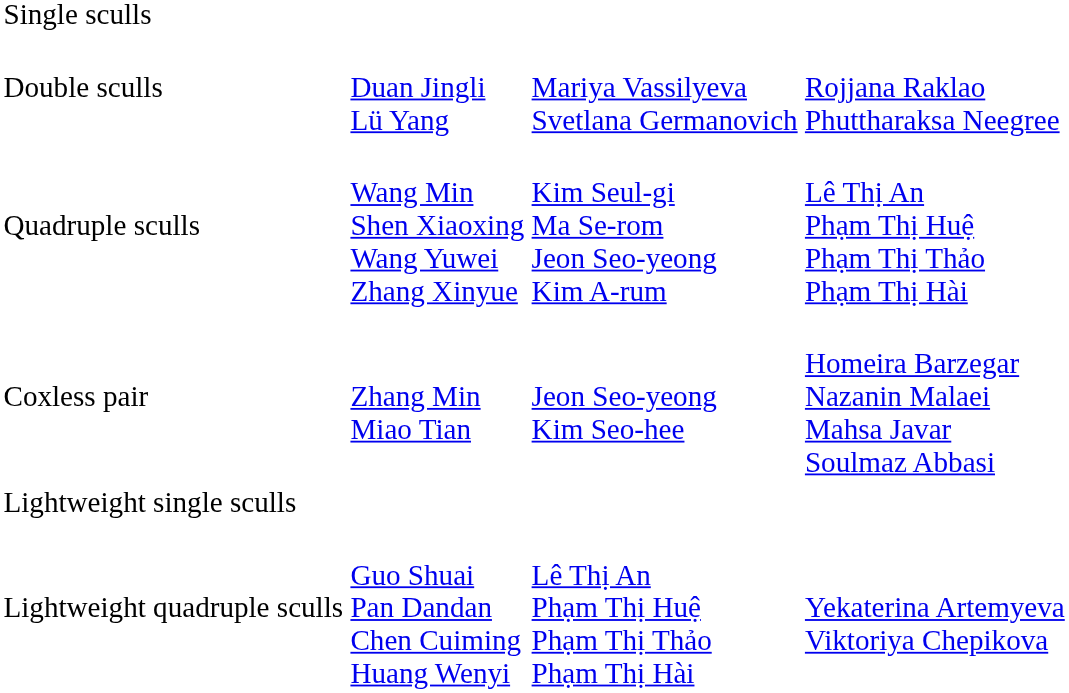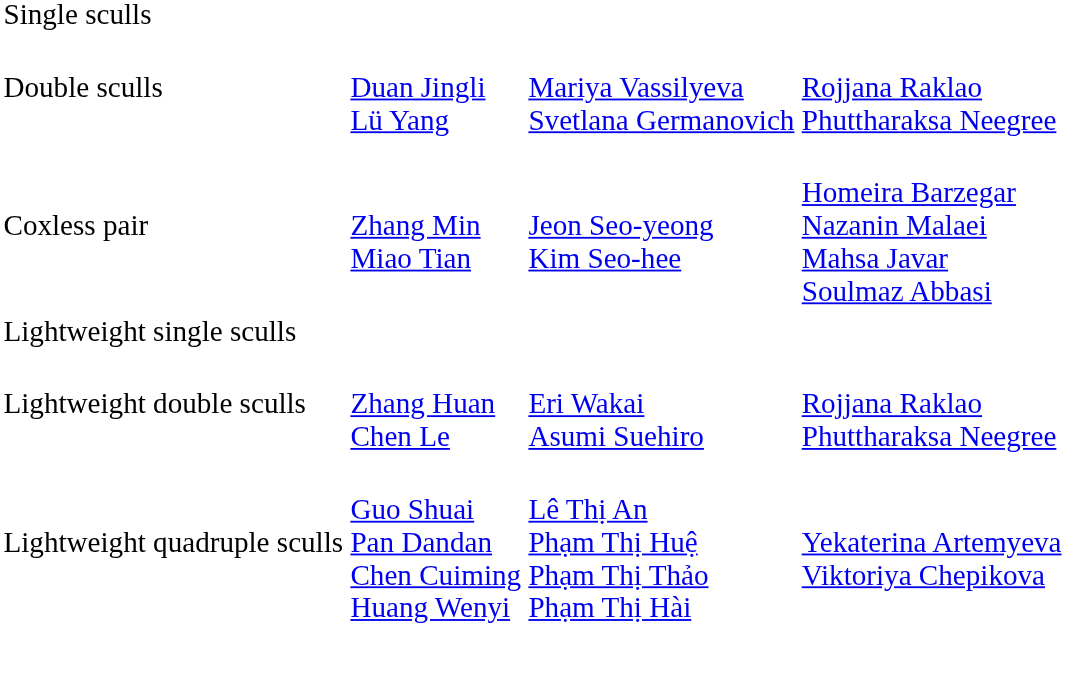- row: (102, 225)
+ row: (155, 403)
